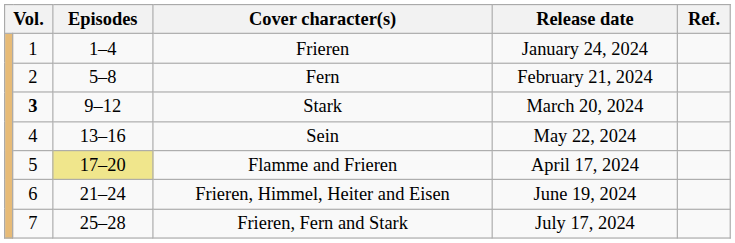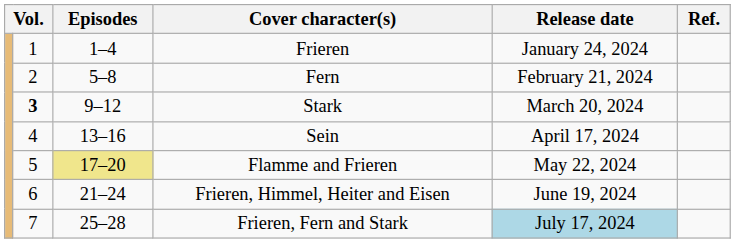(585, 135) May 22, 2024 -> (585, 135) April 17, 2024
(585, 164) April 17, 2024 -> (585, 164) May 22, 2024
(585, 223) no background -> (585, 223) lightblue background
